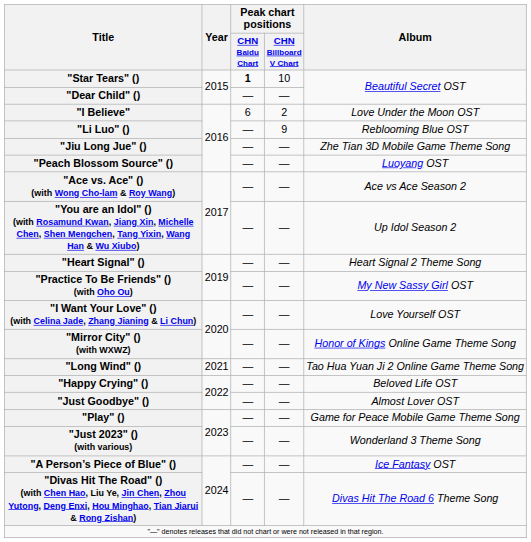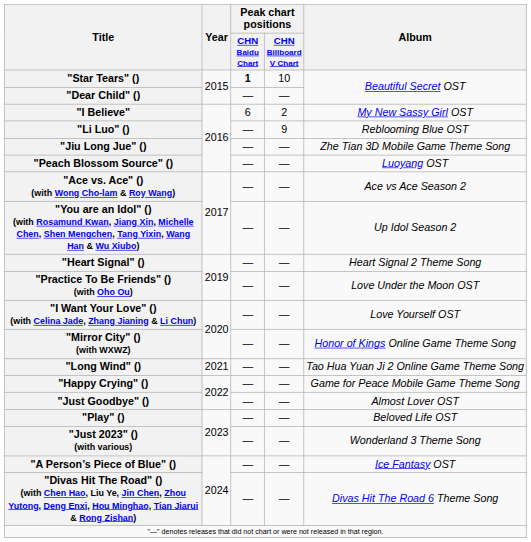(415, 112) Love Under the Moon OST -> (415, 112) My New Sassy Girl OST
(415, 286) My New Sassy Girl OST -> (415, 286) Love Under the Moon OST
(415, 384) Beloved Life OST -> (415, 384) Game for Peace Mobile Game Theme Song
(415, 418) Game for Peace Mobile Game Theme Song -> (415, 418) Beloved Life OST
